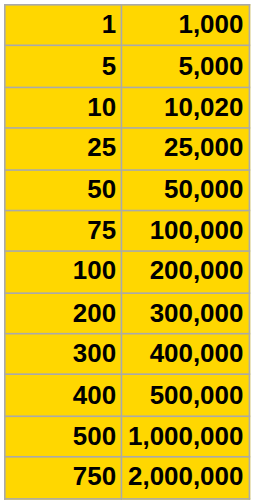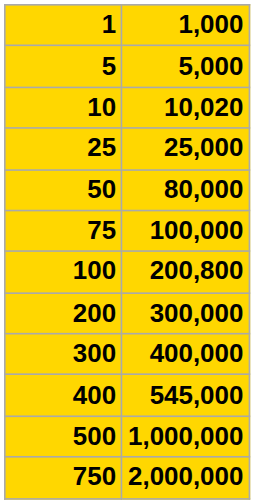(204, 189) 50,000 -> (204, 189) 80,000
(197, 271) 200,000 -> (197, 271) 200,800
(197, 395) 500,000 -> (197, 395) 545,000
